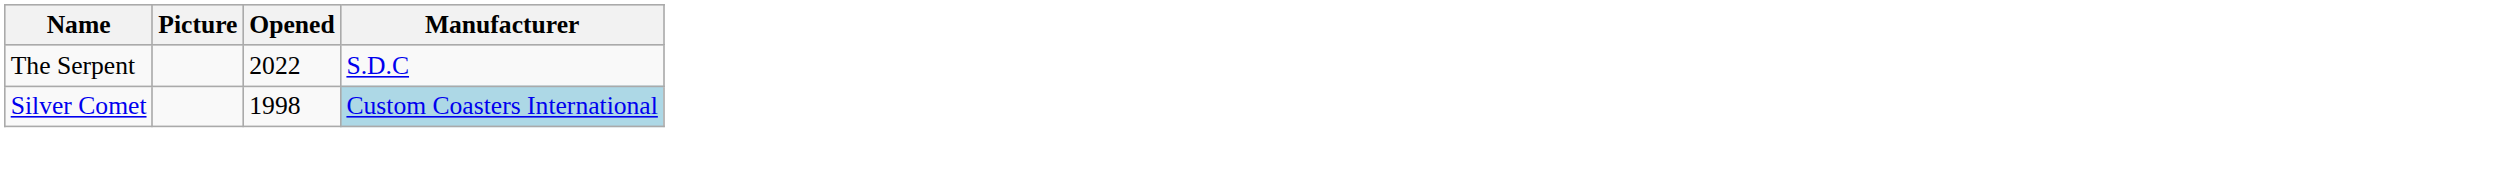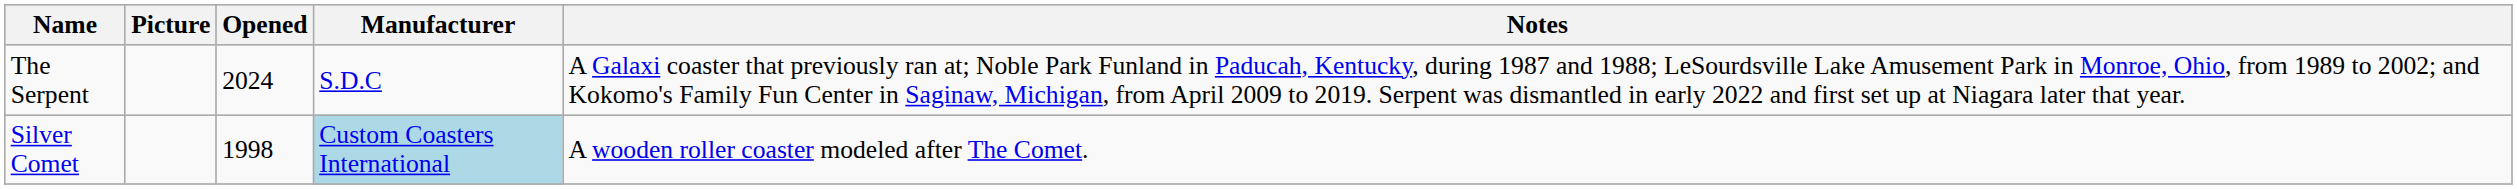+ column: (1537, 24)
(275, 65) 2022 -> (248, 79) 2024
